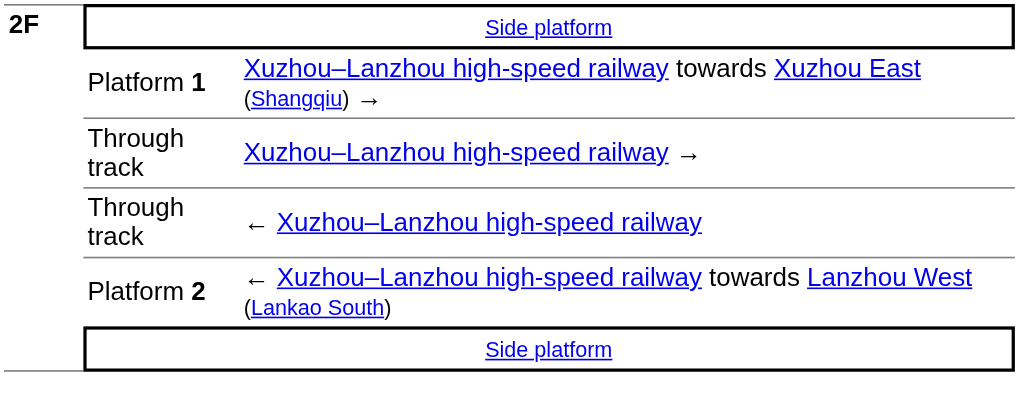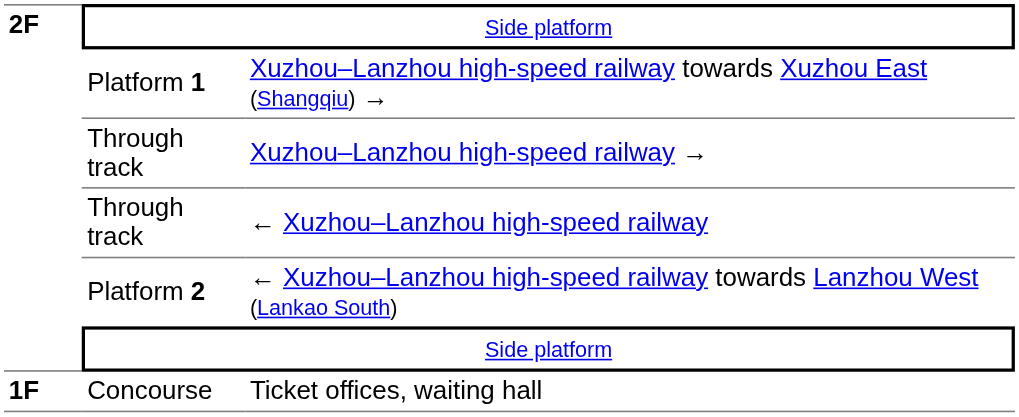+ row: (150, 390)
